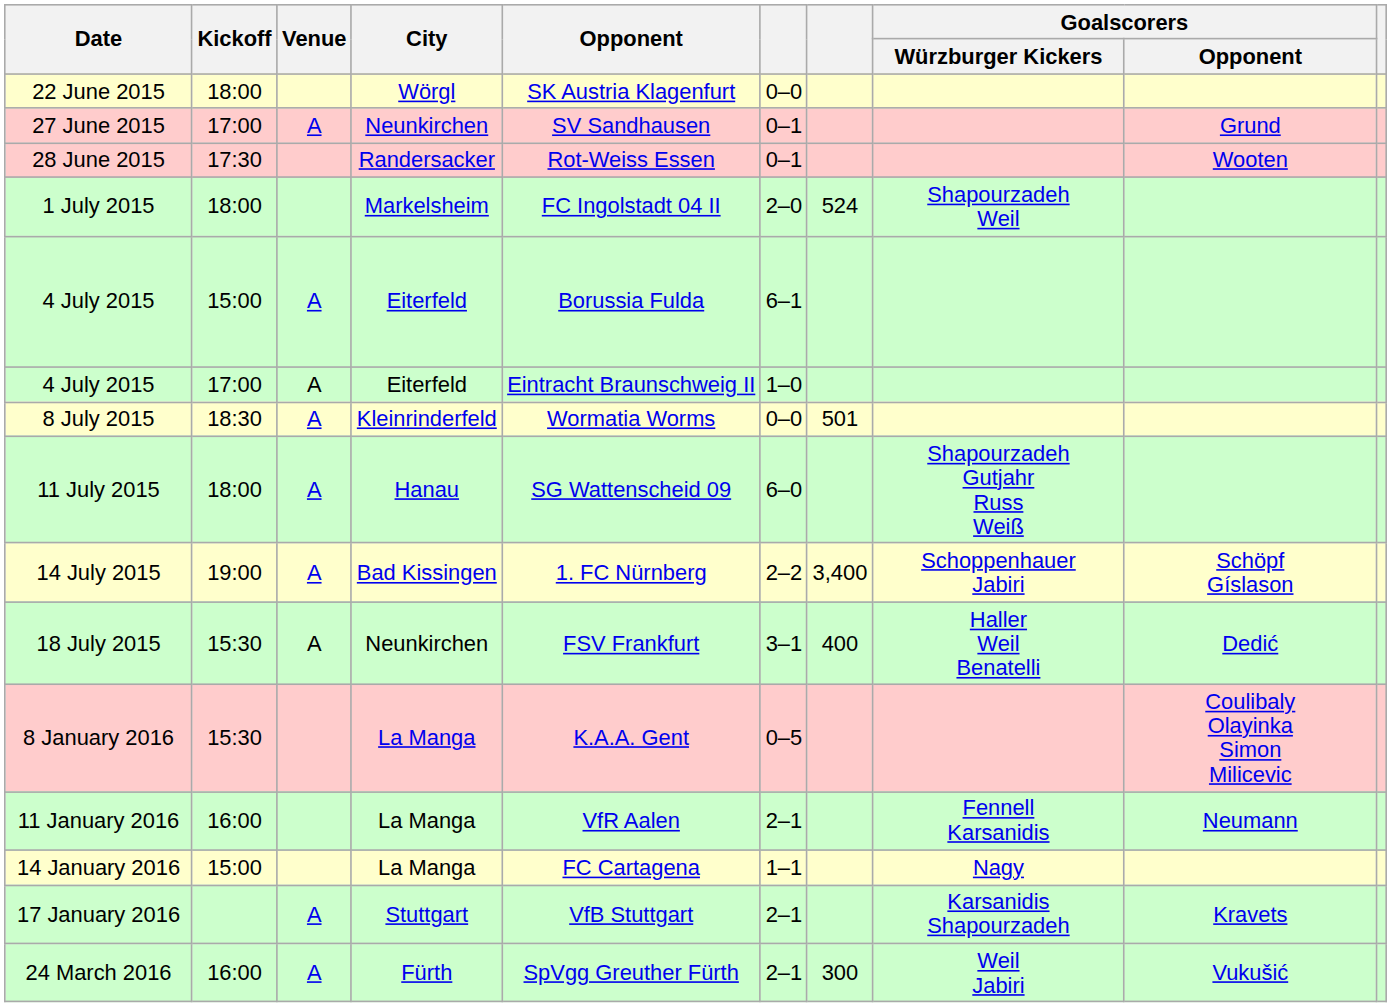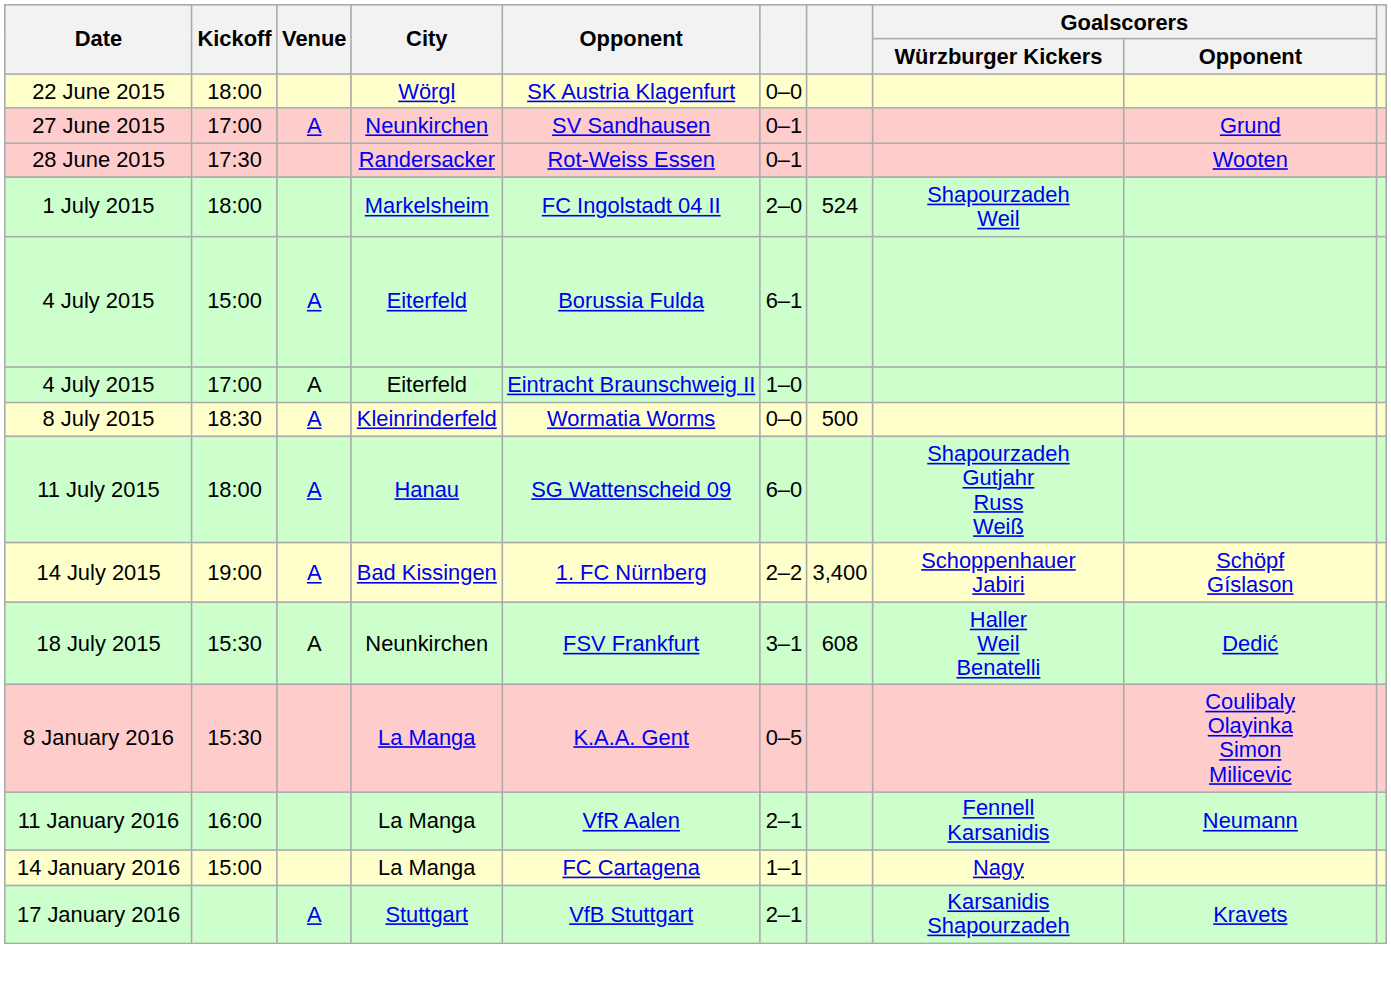(840, 419) 501 -> (840, 419) 500
(840, 643) 400 -> (840, 643) 608
- row: (99, 972)
